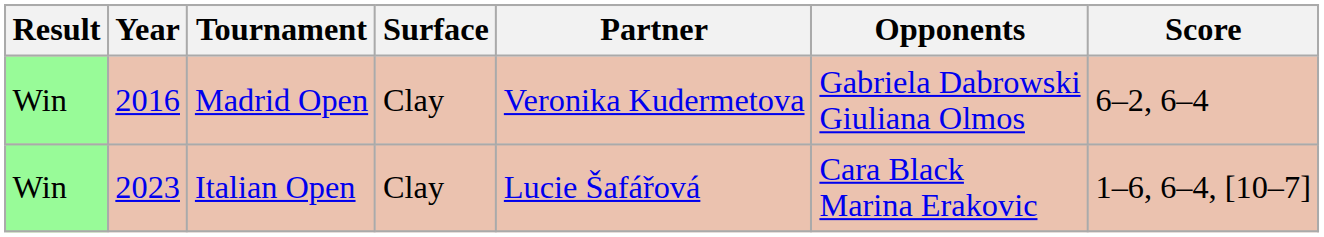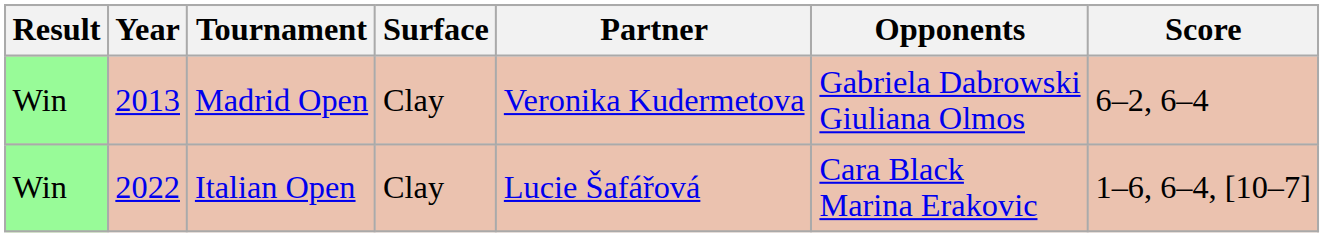(148, 99) 2016 -> (148, 99) 2013
(148, 187) 2023 -> (148, 187) 2022
